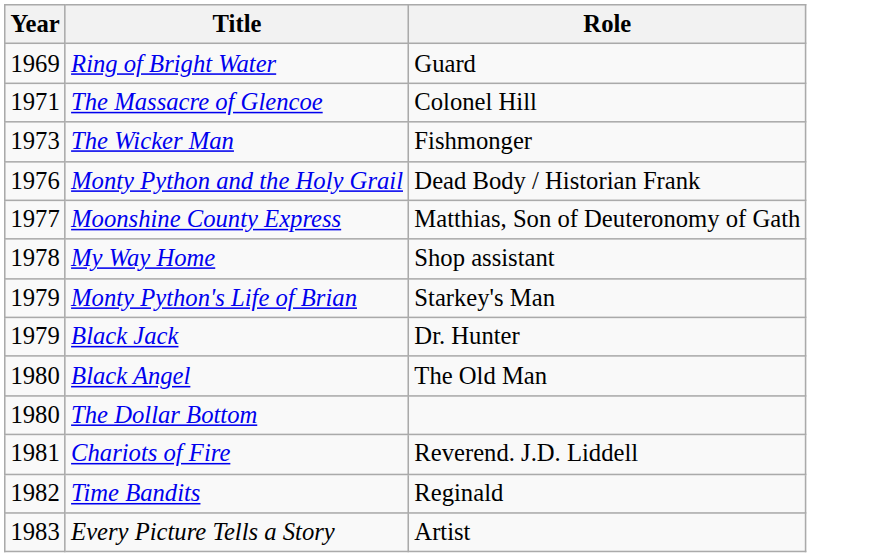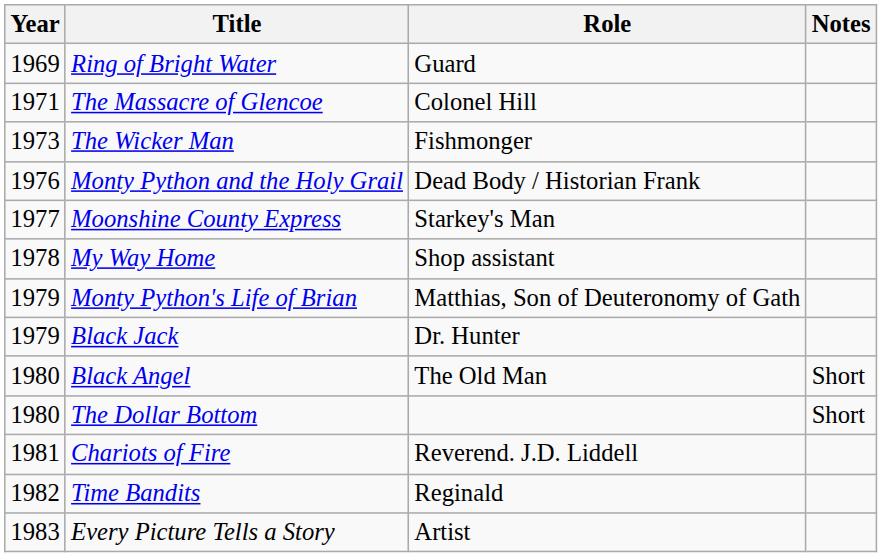+ column: (841, 24)
(607, 219) Matthias, Son of Deuteronomy of Gath -> (485, 219) Starkey's Man
(485, 297) Starkey's Man -> (607, 297) Matthias, Son of Deuteronomy of Gath
